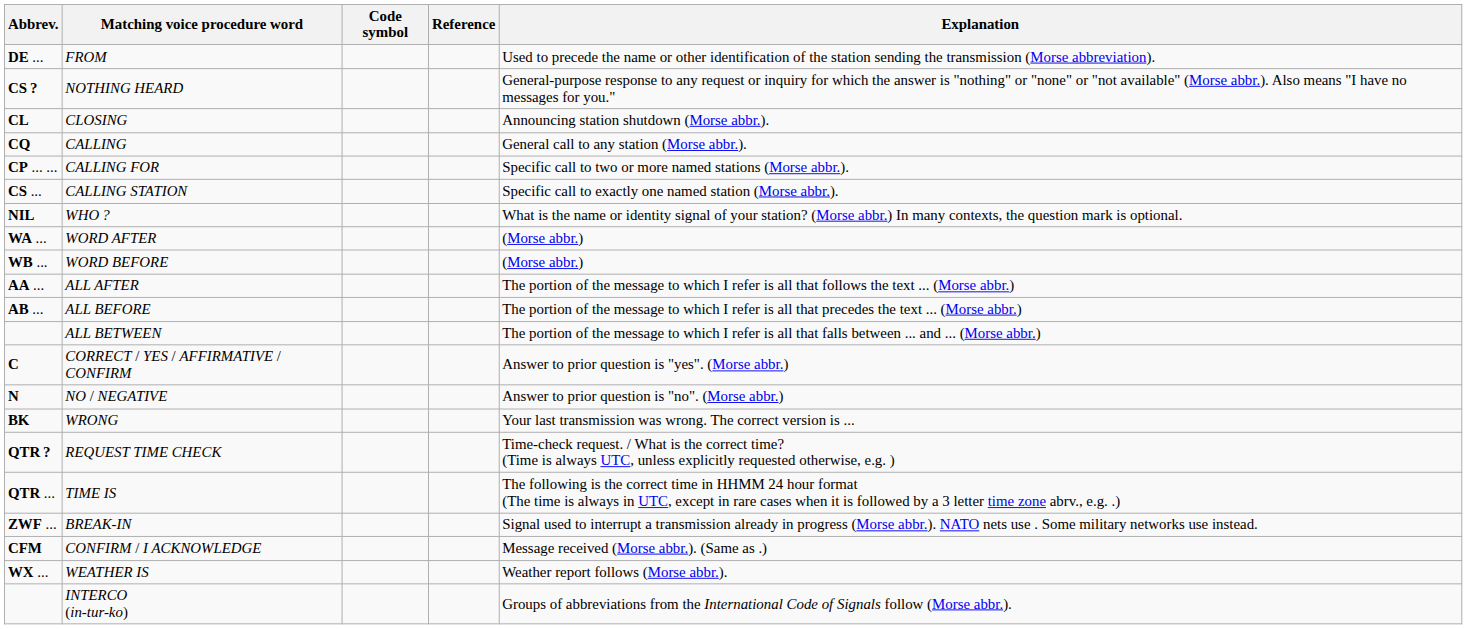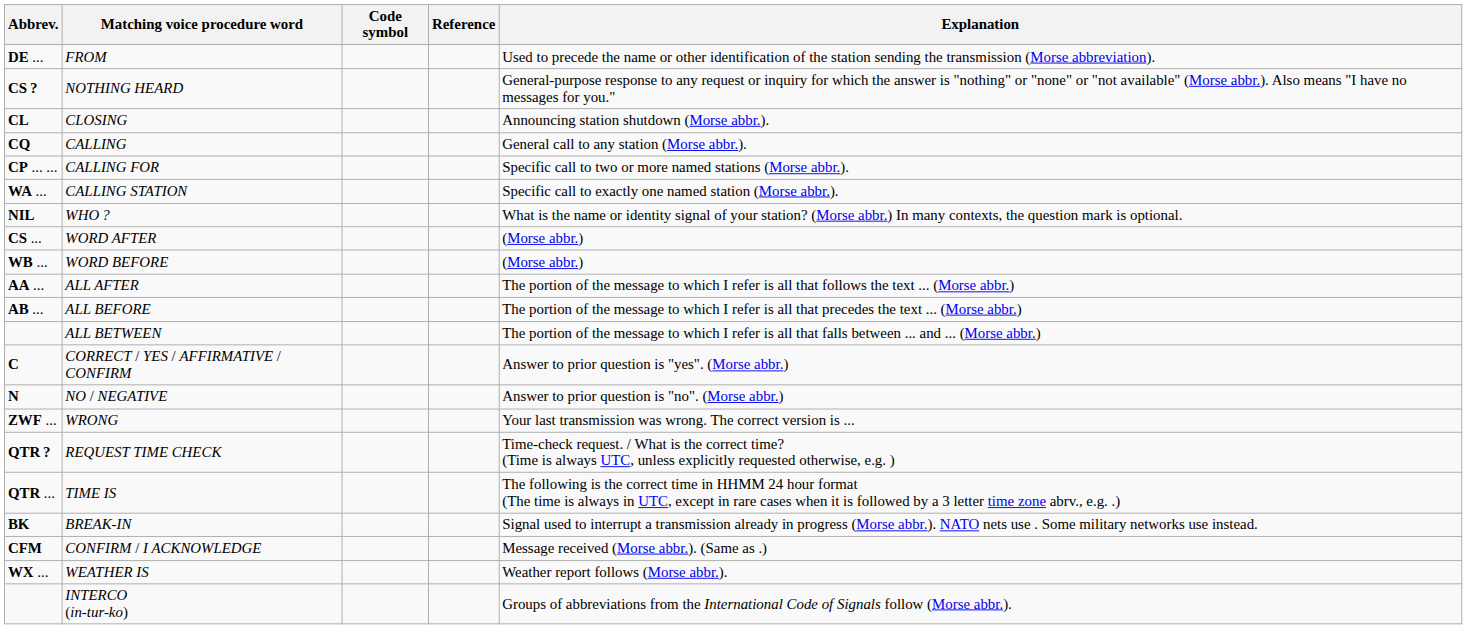(25, 191) CS ... -> (27, 191) WA ...
(27, 238) WA ... -> (25, 238) CS ...
(19, 420) BK -> (32, 420) ZWF ...
(32, 524) ZWF ... -> (19, 524) BK
